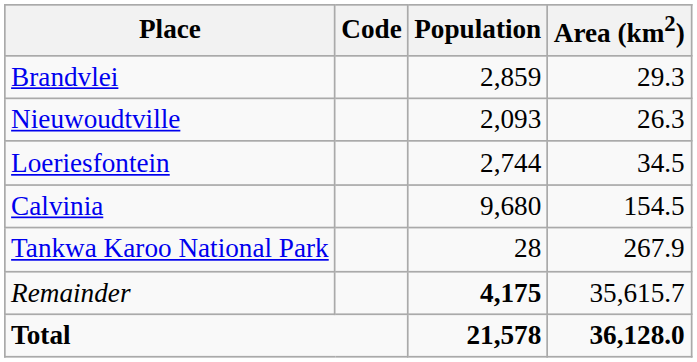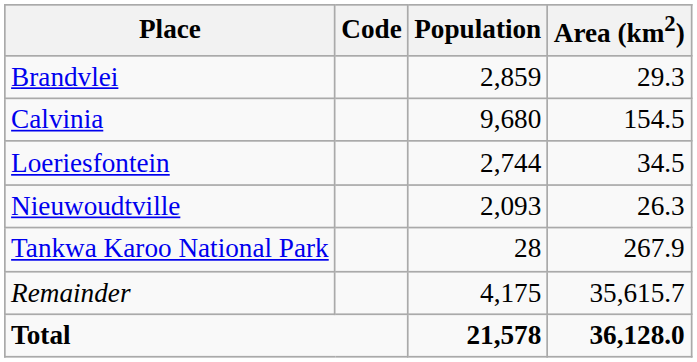rows swapped: (57, 205) <-> (96, 119)
(511, 292) bold -> (511, 292) normal
